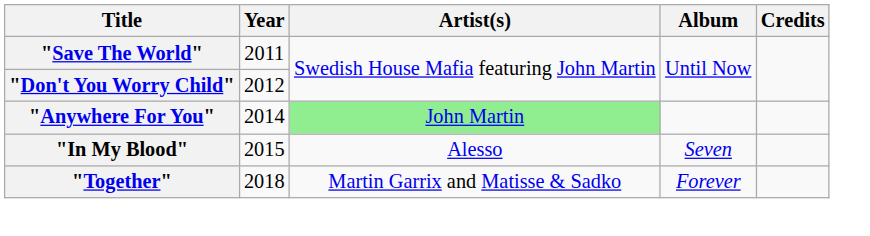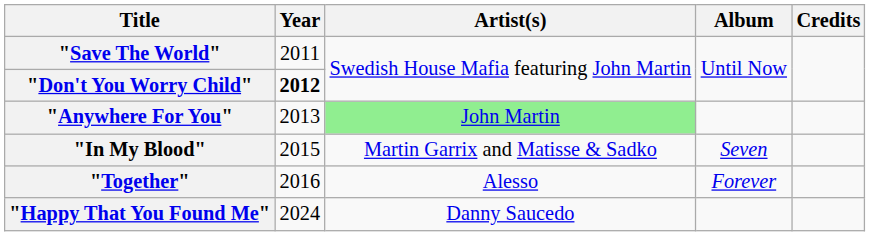(264, 85) normal -> (300, 85) bold
(264, 117) 2014 -> (300, 117) 2013
(475, 149) Alesso -> (510, 149) Martin Garrix and Matisse & Sadko
(264, 181) 2018 -> (300, 181) 2016
(475, 181) Martin Garrix and Matisse & Sadko -> (510, 181) Alesso
+ row: (140, 213)
